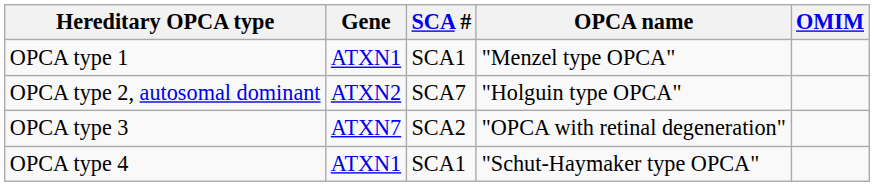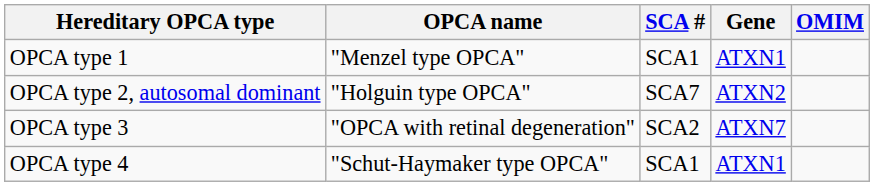columns swapped: (634, 22) <-> (366, 22)
